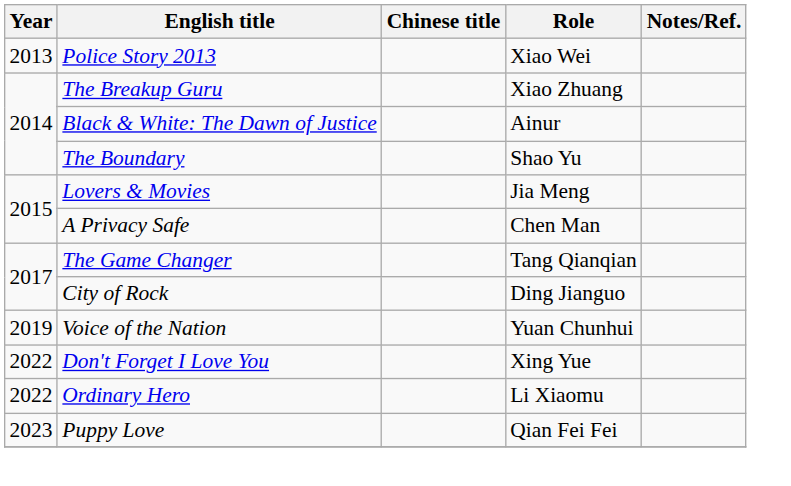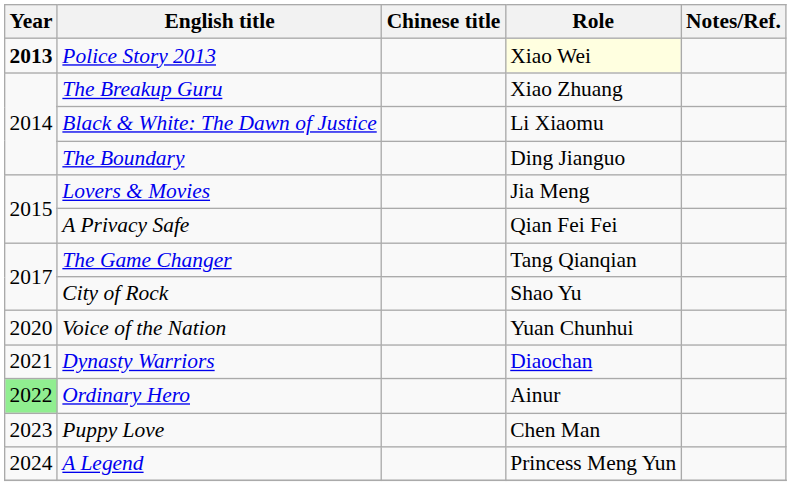(31, 55) normal -> (31, 55) bold
(551, 55) no background -> (551, 55) lightyellow background
(535, 123) Ainur -> (557, 123) Li Xiaomu
(546, 157) Shao Yu -> (568, 157) Ding Jianguo
(555, 225) Chen Man -> (564, 225) Qian Fei Fei
(568, 293) Ding Jianguo -> (546, 293) Shao Yu
(31, 327) 2019 -> (31, 327) 2020
+ row: (139, 361)
- row: (166, 361)
(31, 395) no background -> (31, 395) lightgreen background
(557, 395) Li Xiaomu -> (535, 395) Ainur
(564, 429) Qian Fei Fei -> (555, 429) Chen Man
+ row: (103, 463)
